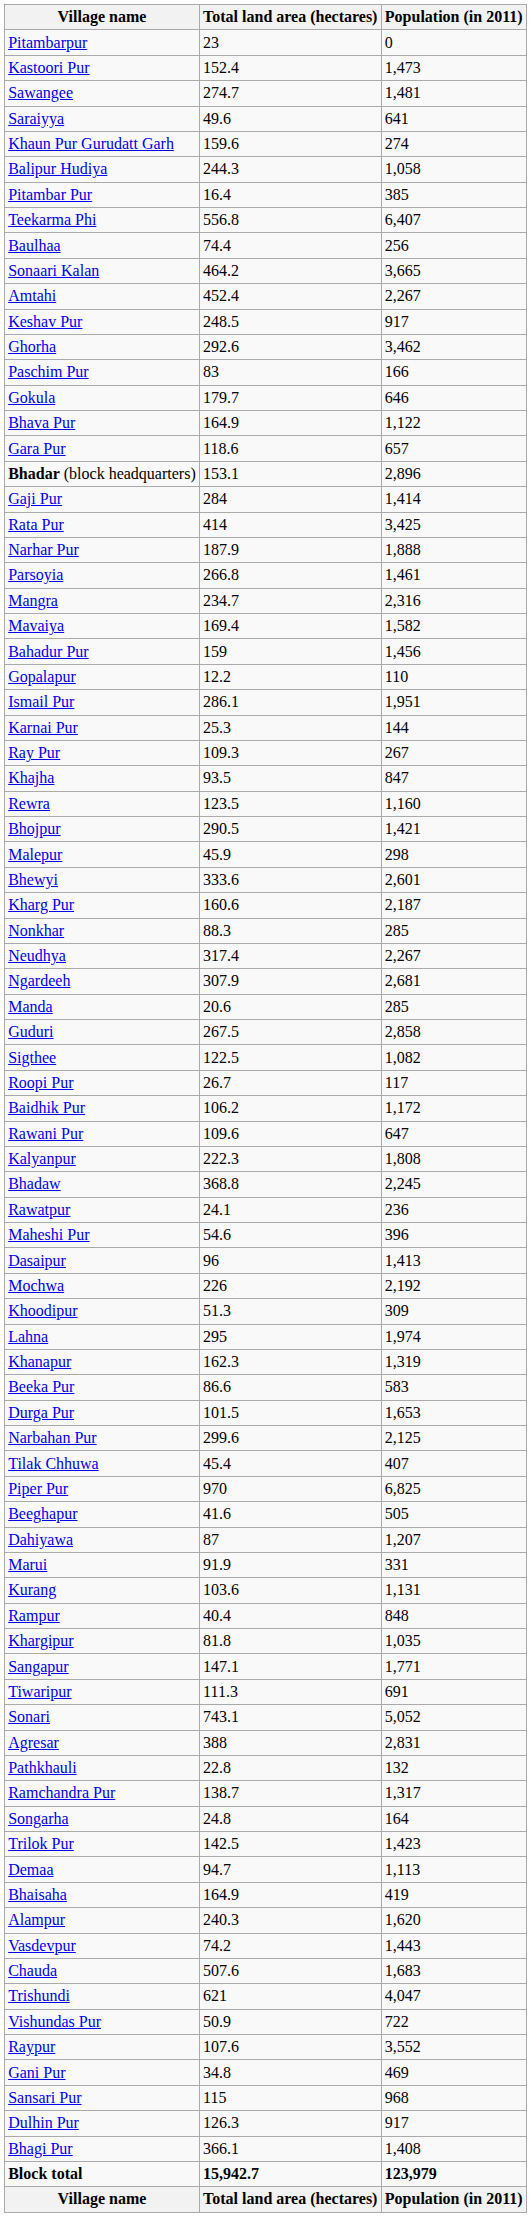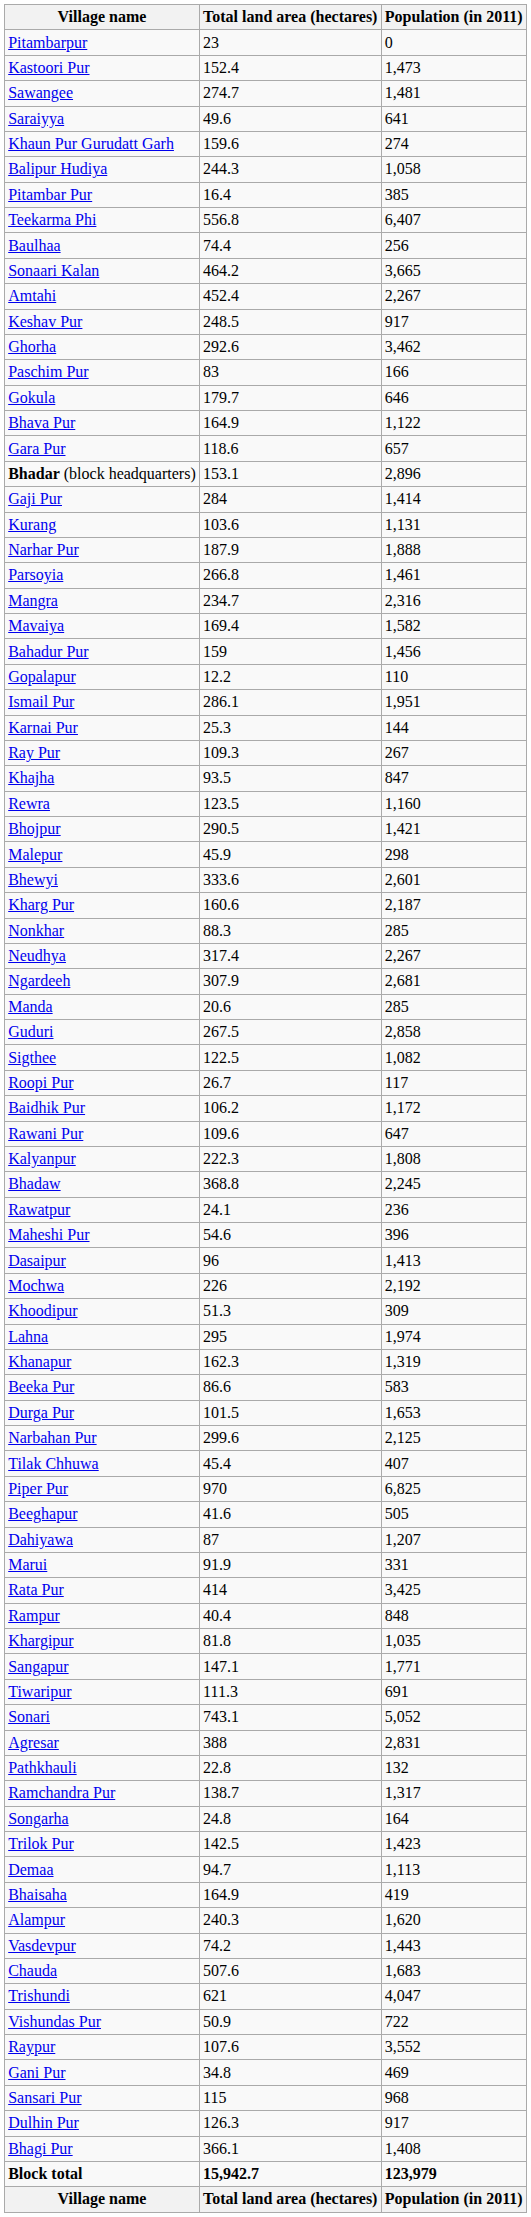rows swapped: (36, 524) <-> (32, 1590)
